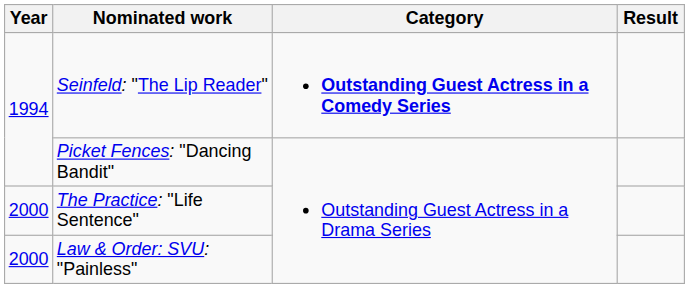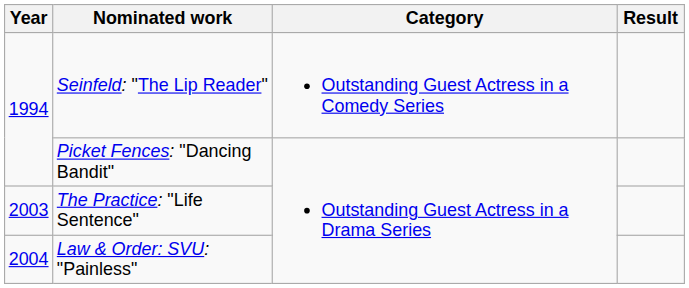(445, 95) bold -> (445, 95) normal
(29, 210) 2000 -> (29, 210) 2003
(29, 258) 2000 -> (29, 258) 2004
